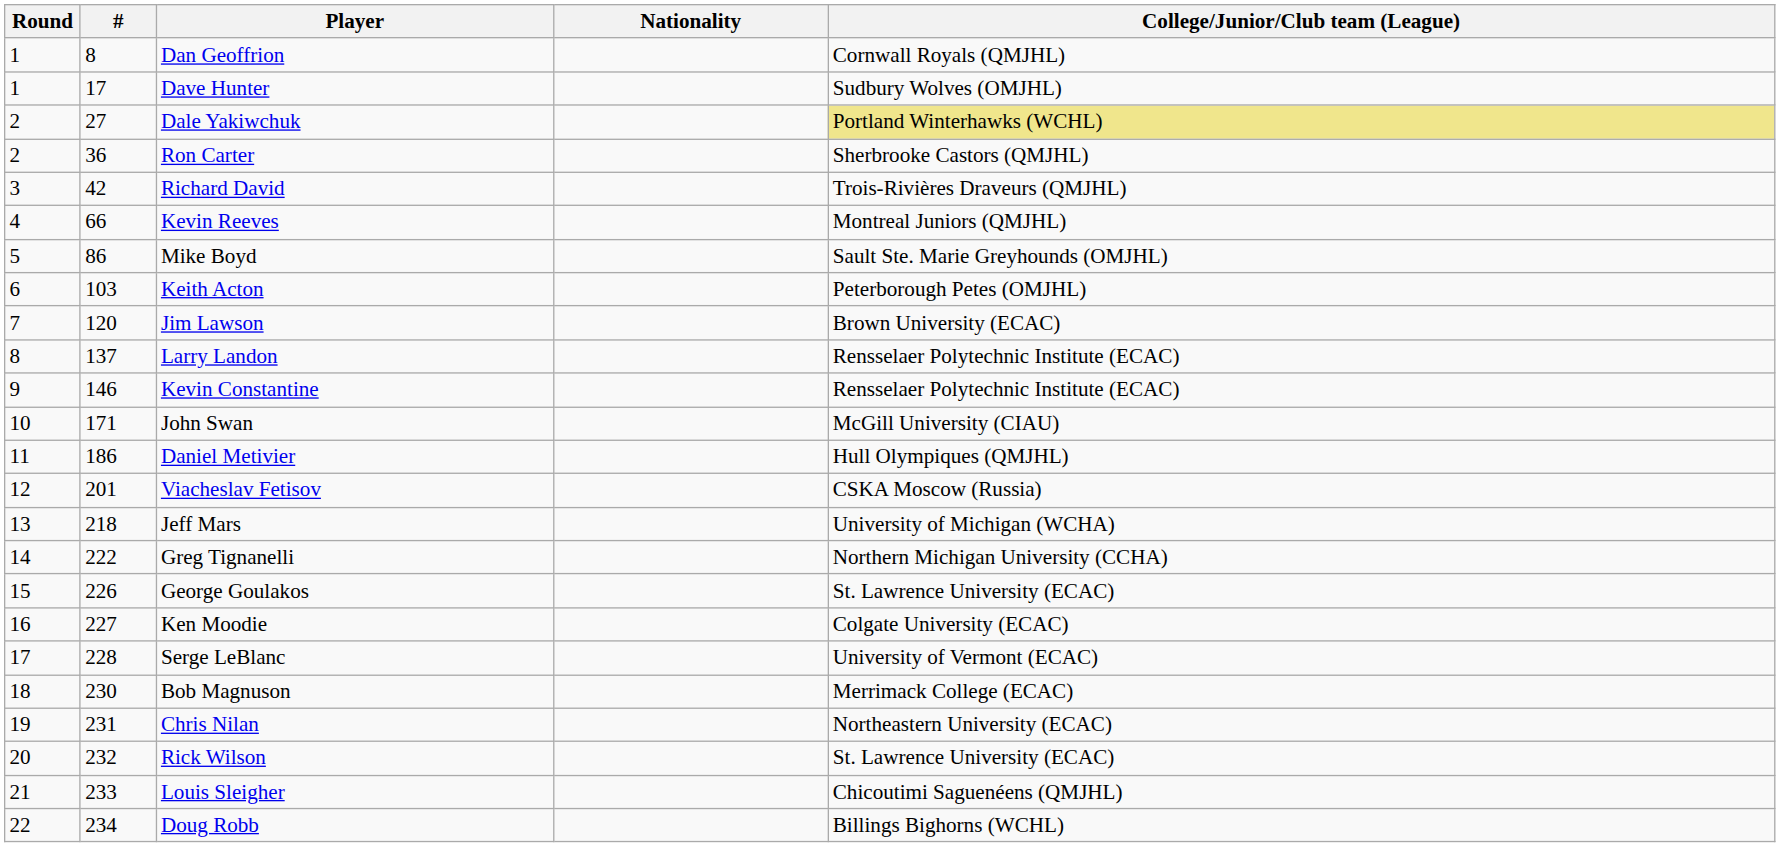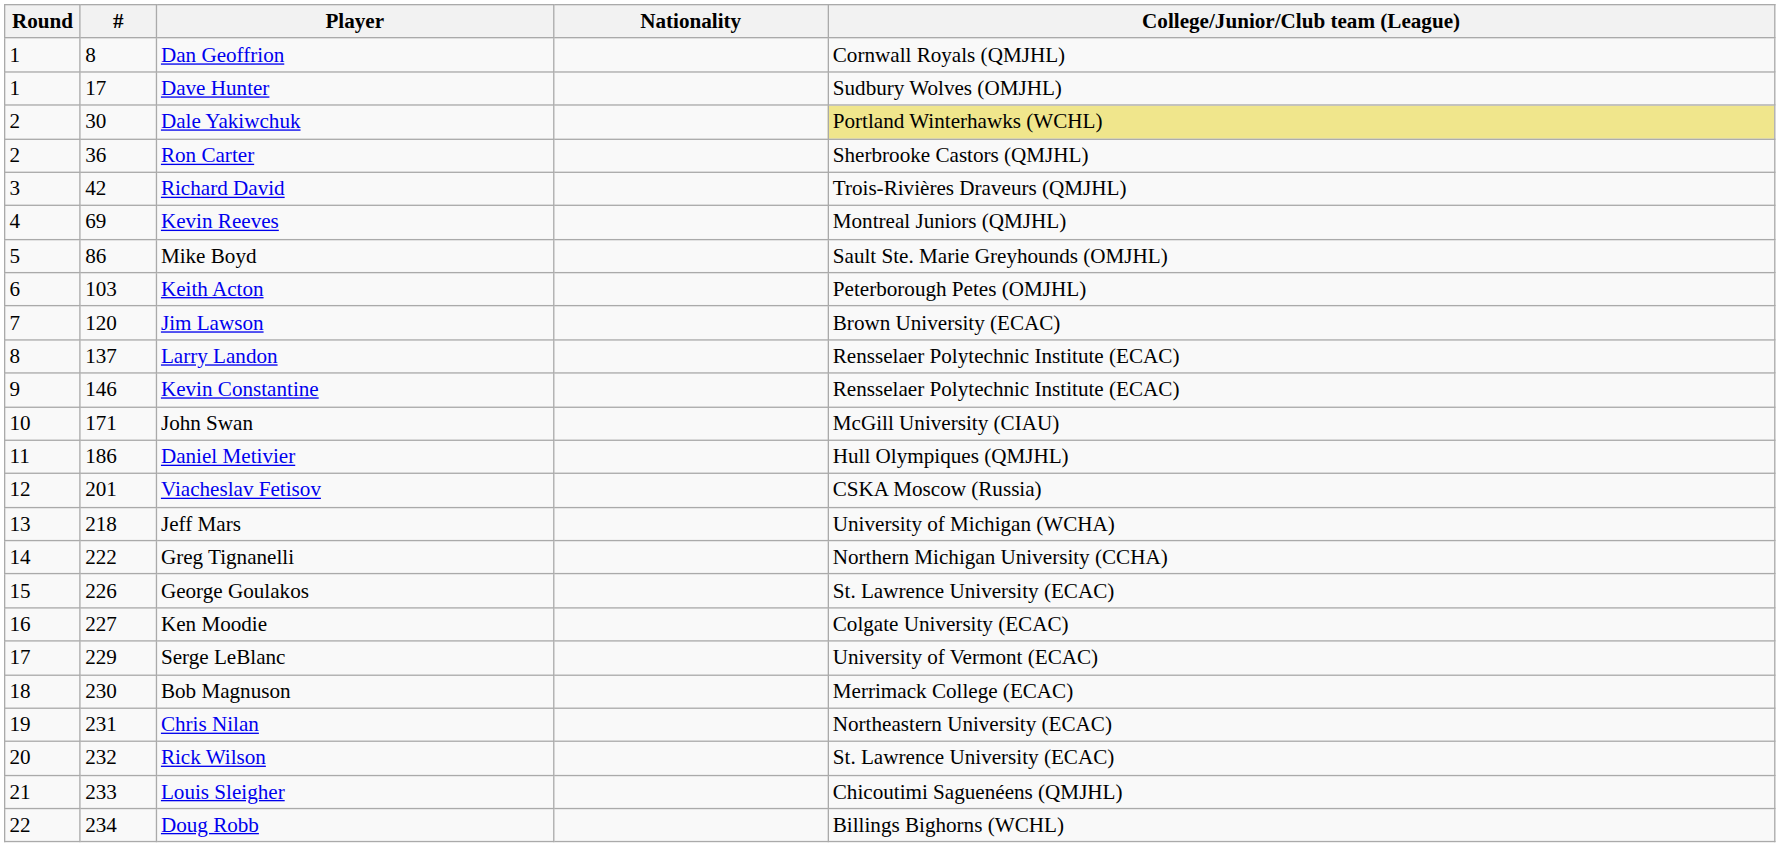(96, 121) 27 -> (96, 121) 30
(96, 222) 66 -> (96, 222) 69
(101, 657) 228 -> (101, 657) 229
